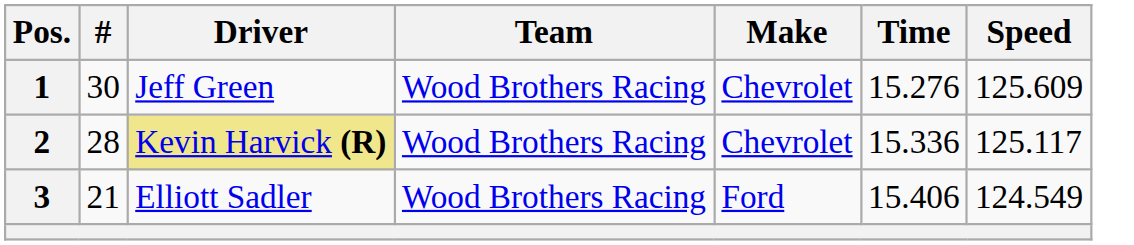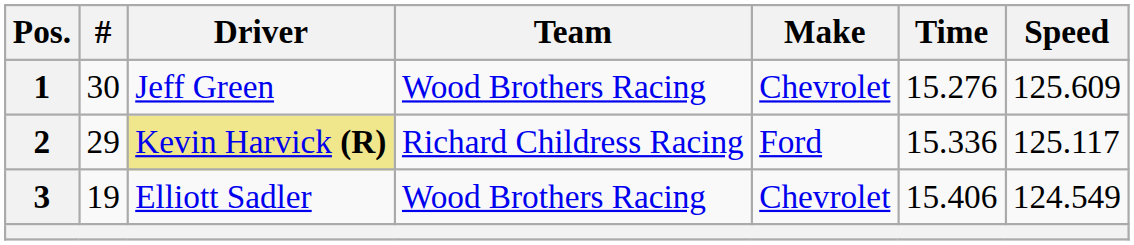(103, 141) 28 -> (103, 141) 29
(554, 141) Wood Brothers Racing -> (573, 141) Richard Childress Racing
(787, 141) Chevrolet -> (791, 141) Ford
(103, 196) 21 -> (103, 196) 19
(753, 196) Ford -> (825, 196) Chevrolet
